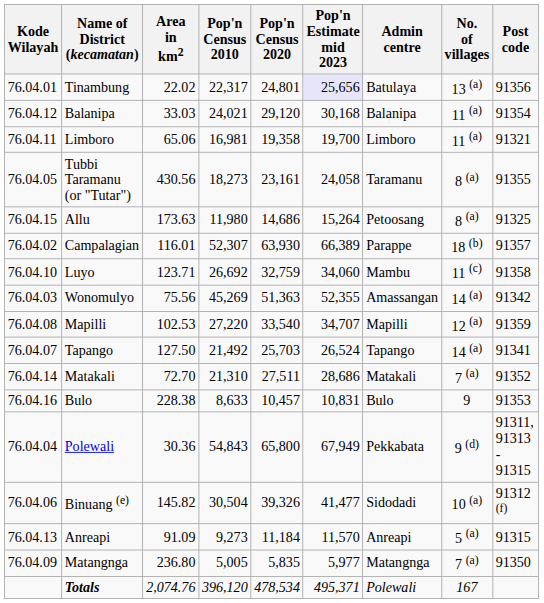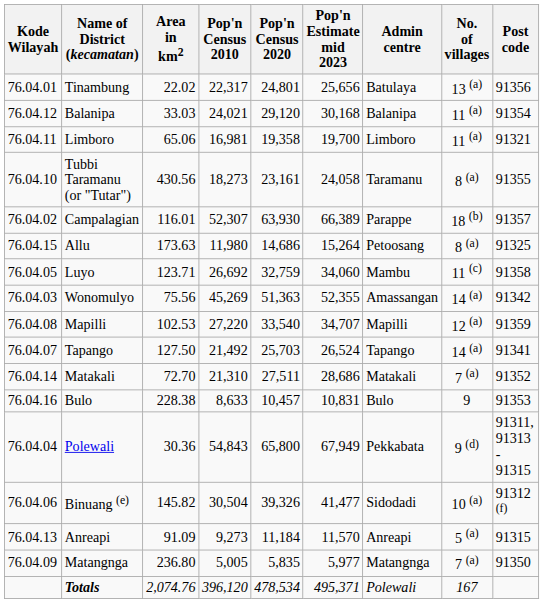(340, 87) lavender background -> (340, 87) no background
(32, 179) 76.04.05 -> (32, 179) 76.04.10
rows swapped: (77, 219) <-> (102, 245)
(32, 272) 76.04.10 -> (32, 272) 76.04.05
